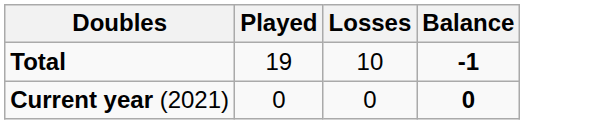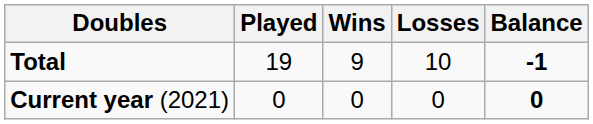+ column: (357, 23)
